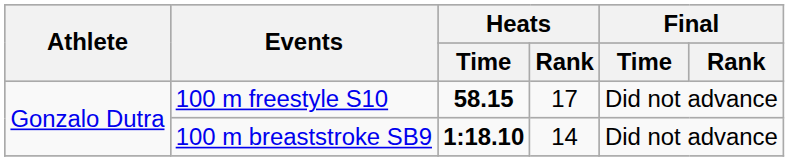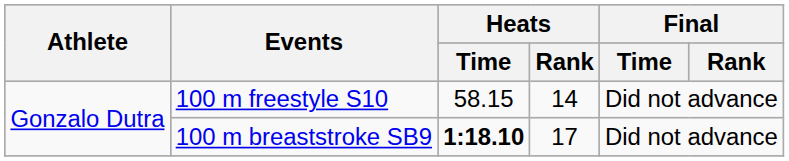(484, 100) bold -> (484, 100) normal
(565, 100) 17 -> (565, 100) 14
(565, 137) 14 -> (565, 137) 17
